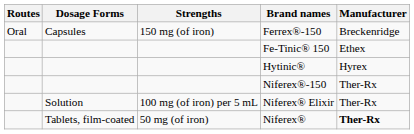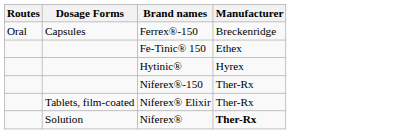- column: (199, 13)
(64, 102) Solution -> (90, 102) Tablets, film-coated
(90, 119) Tablets, film-coated -> (64, 119) Solution
